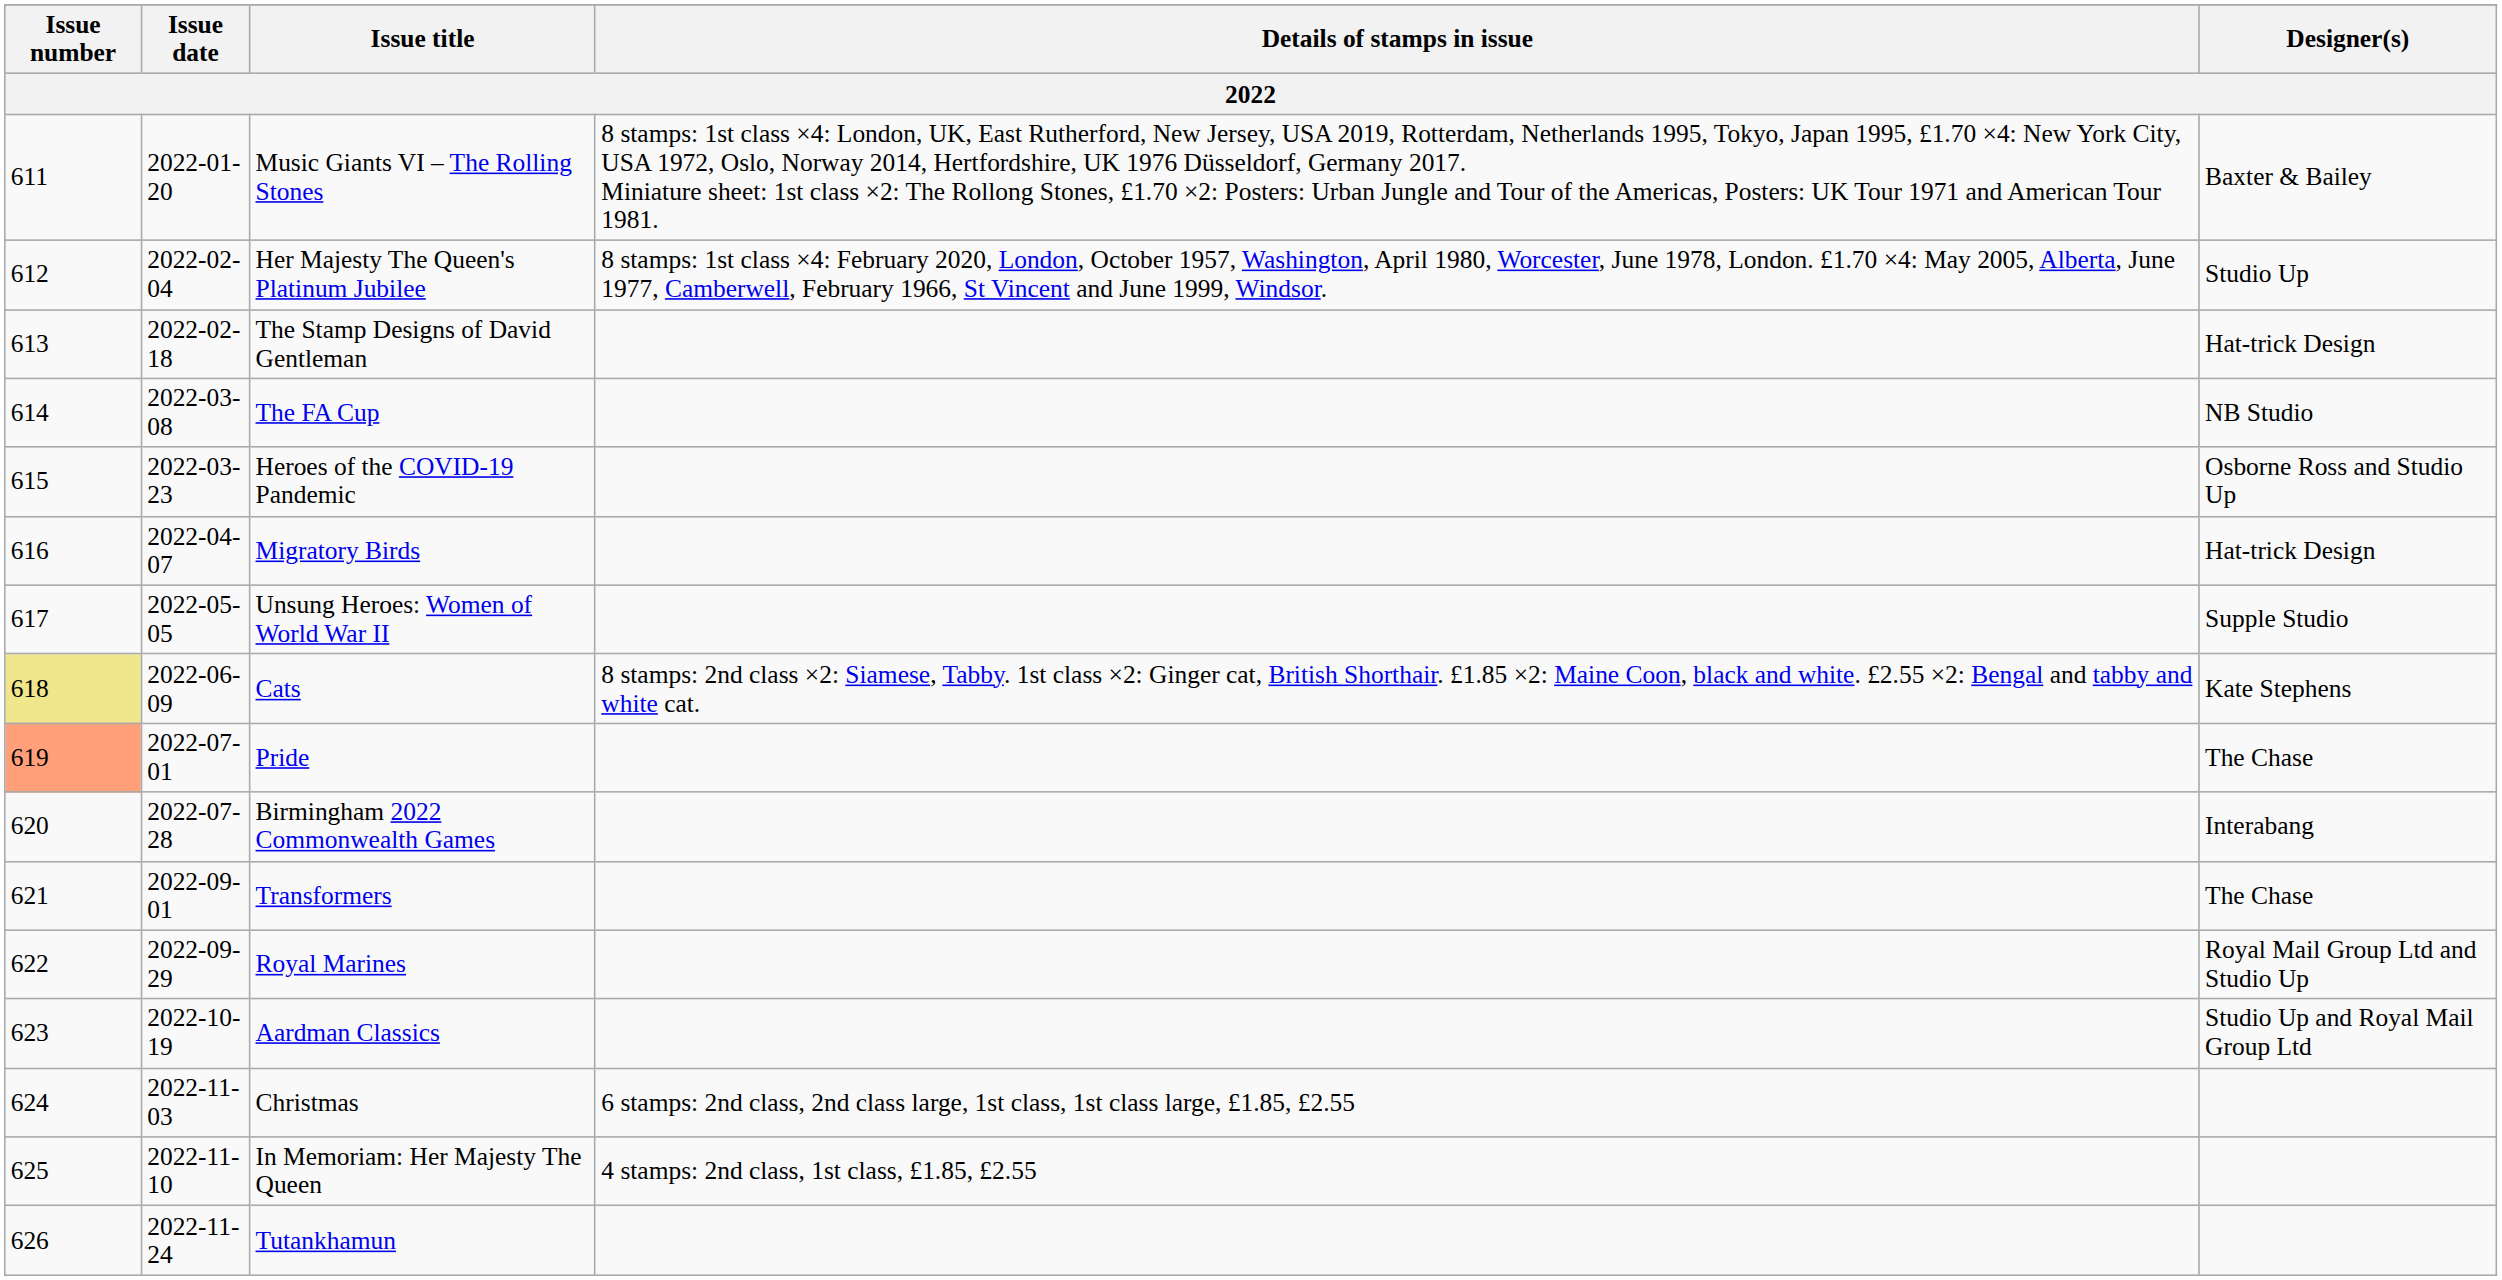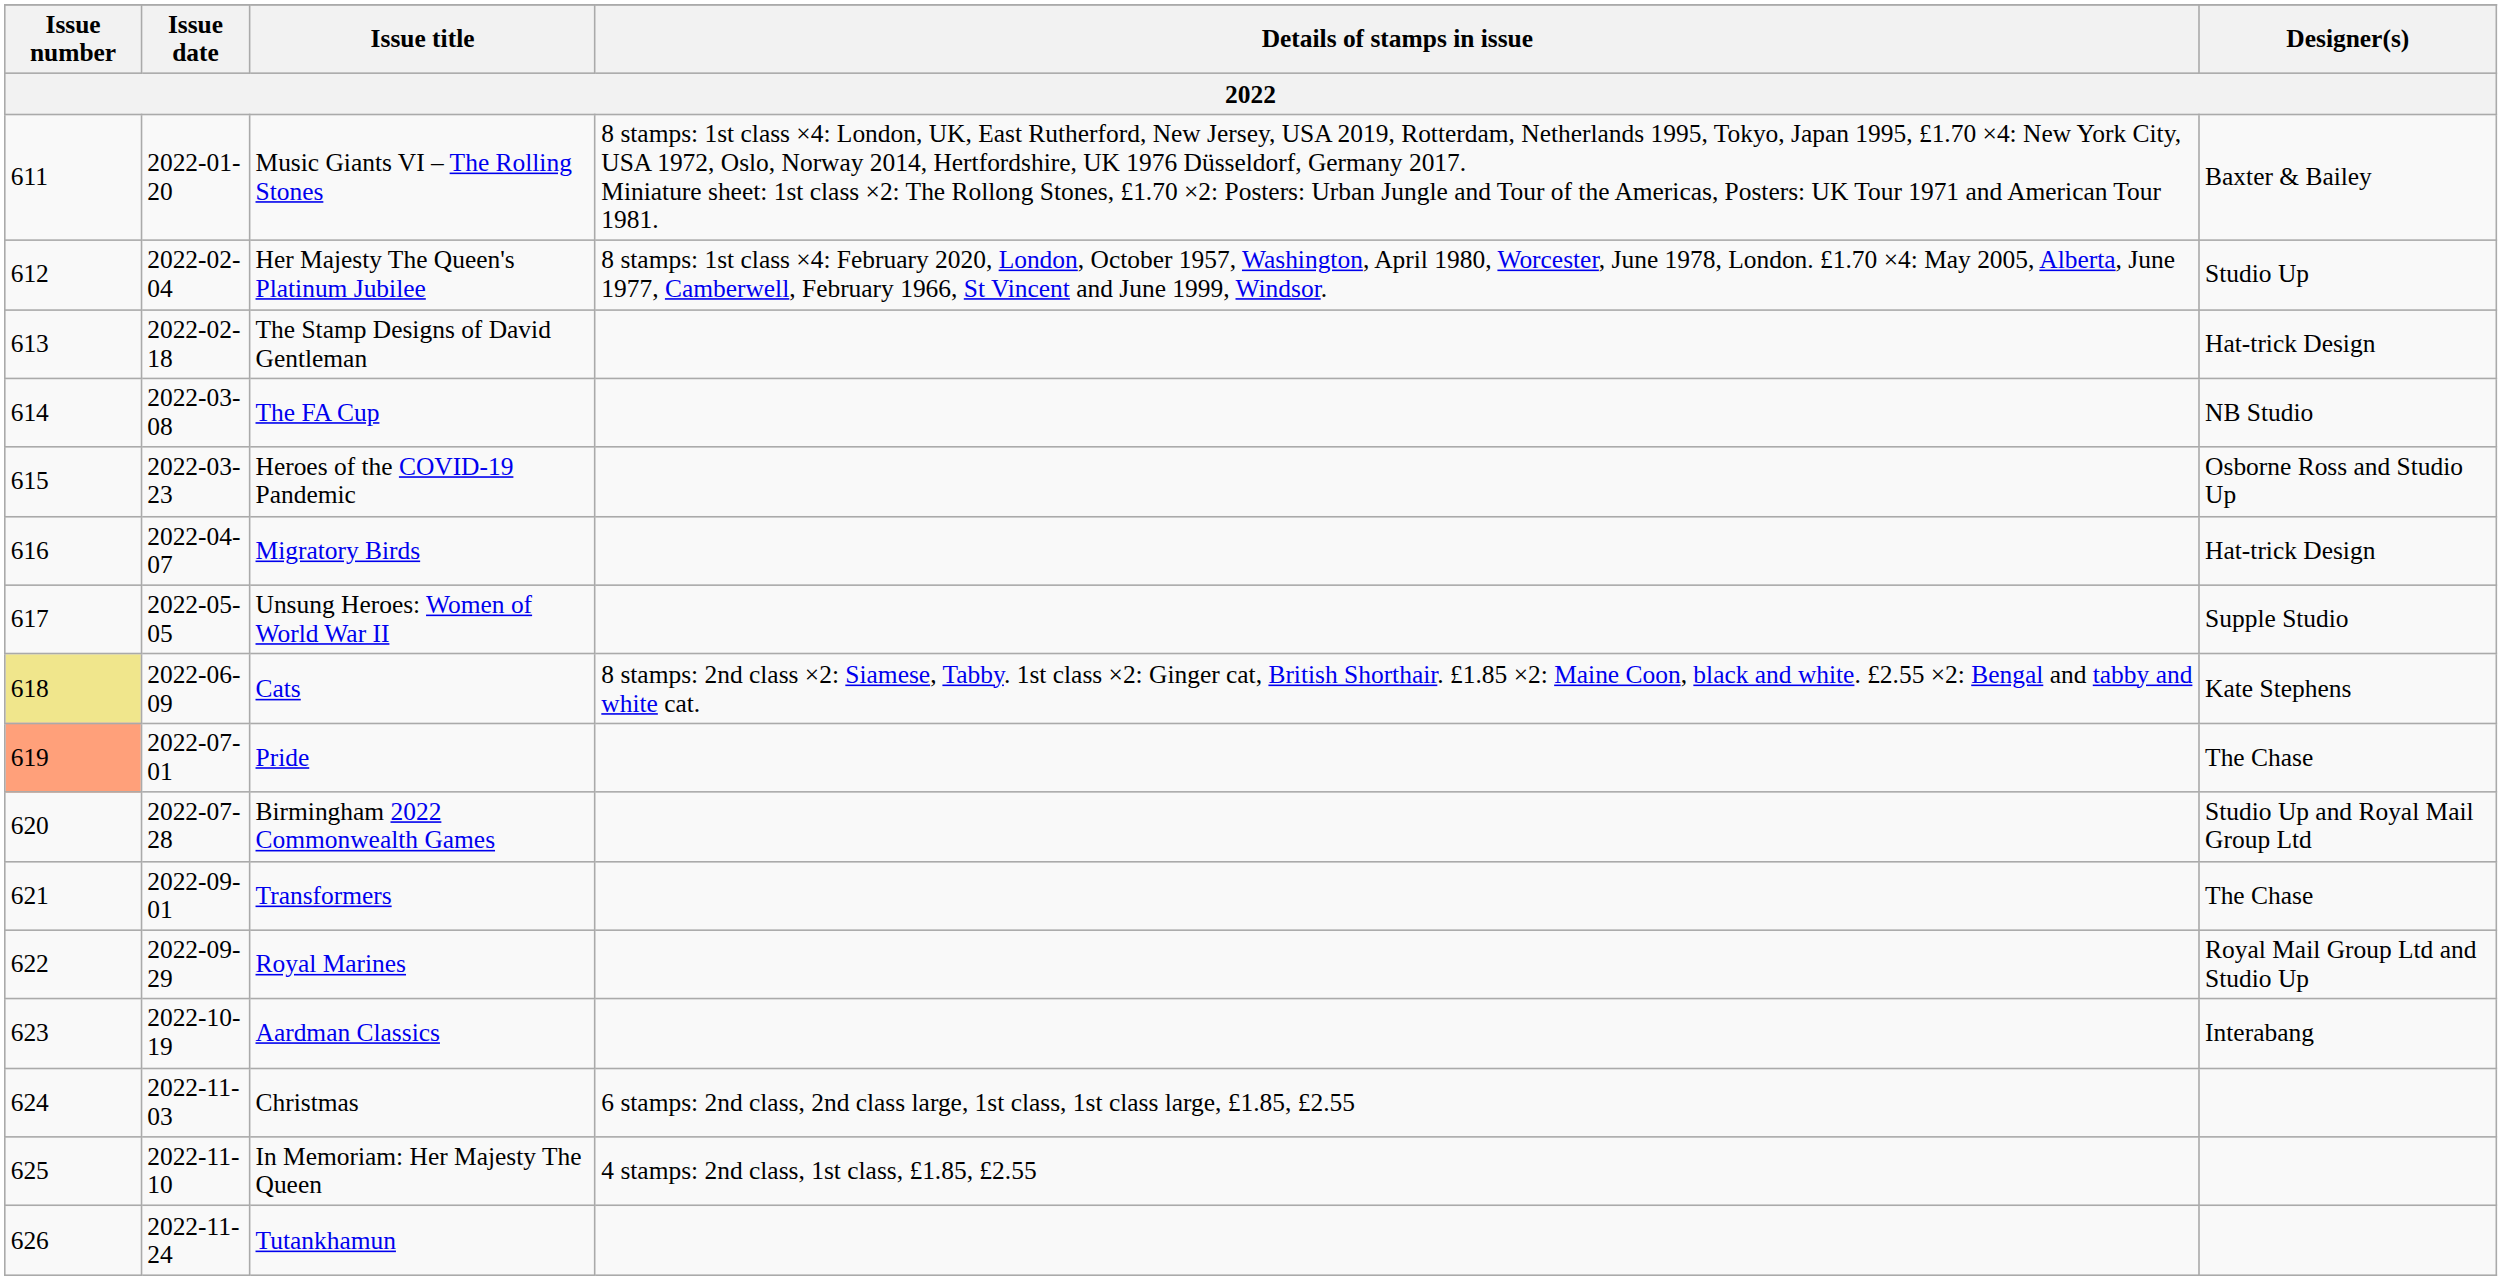(2259, 826) Interabang -> (2339, 826) Studio Up and Royal Mail Group Ltd
(2339, 1033) Studio Up and Royal Mail Group Ltd -> (2259, 1033) Interabang
